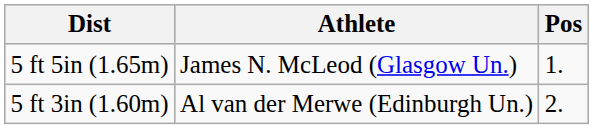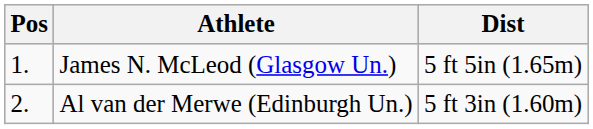columns swapped: (563, 24) <-> (90, 24)
